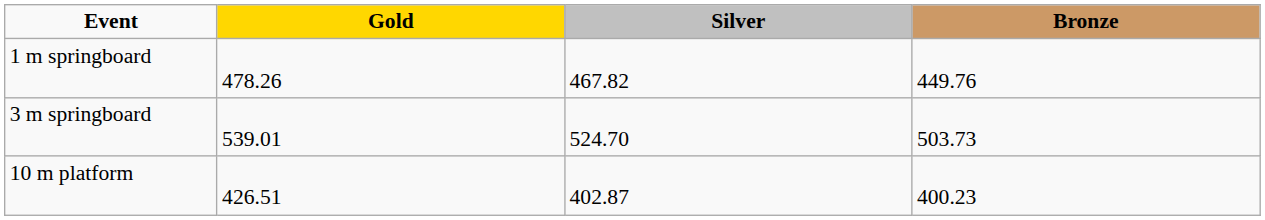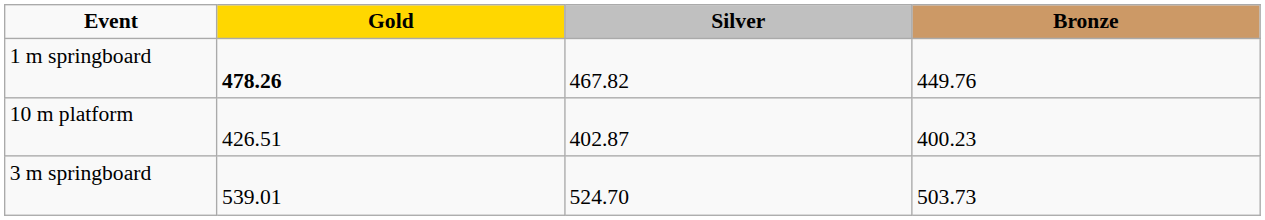(252, 80) normal -> (252, 80) bold
rows swapped: (80, 114) <-> (71, 172)
